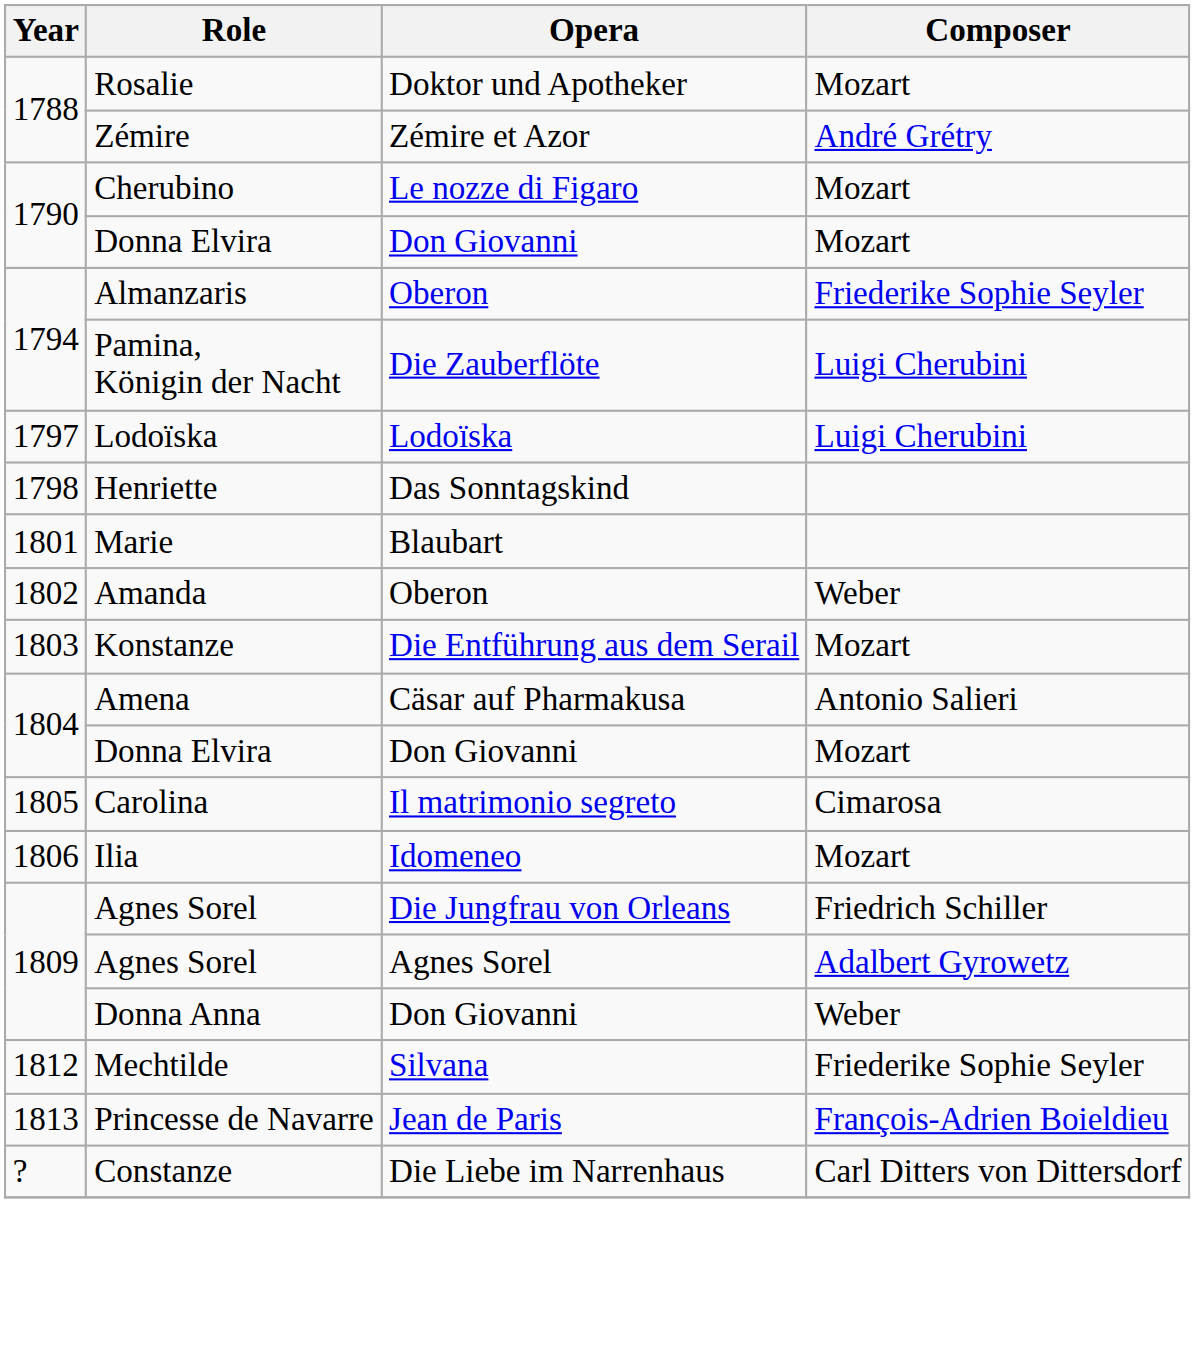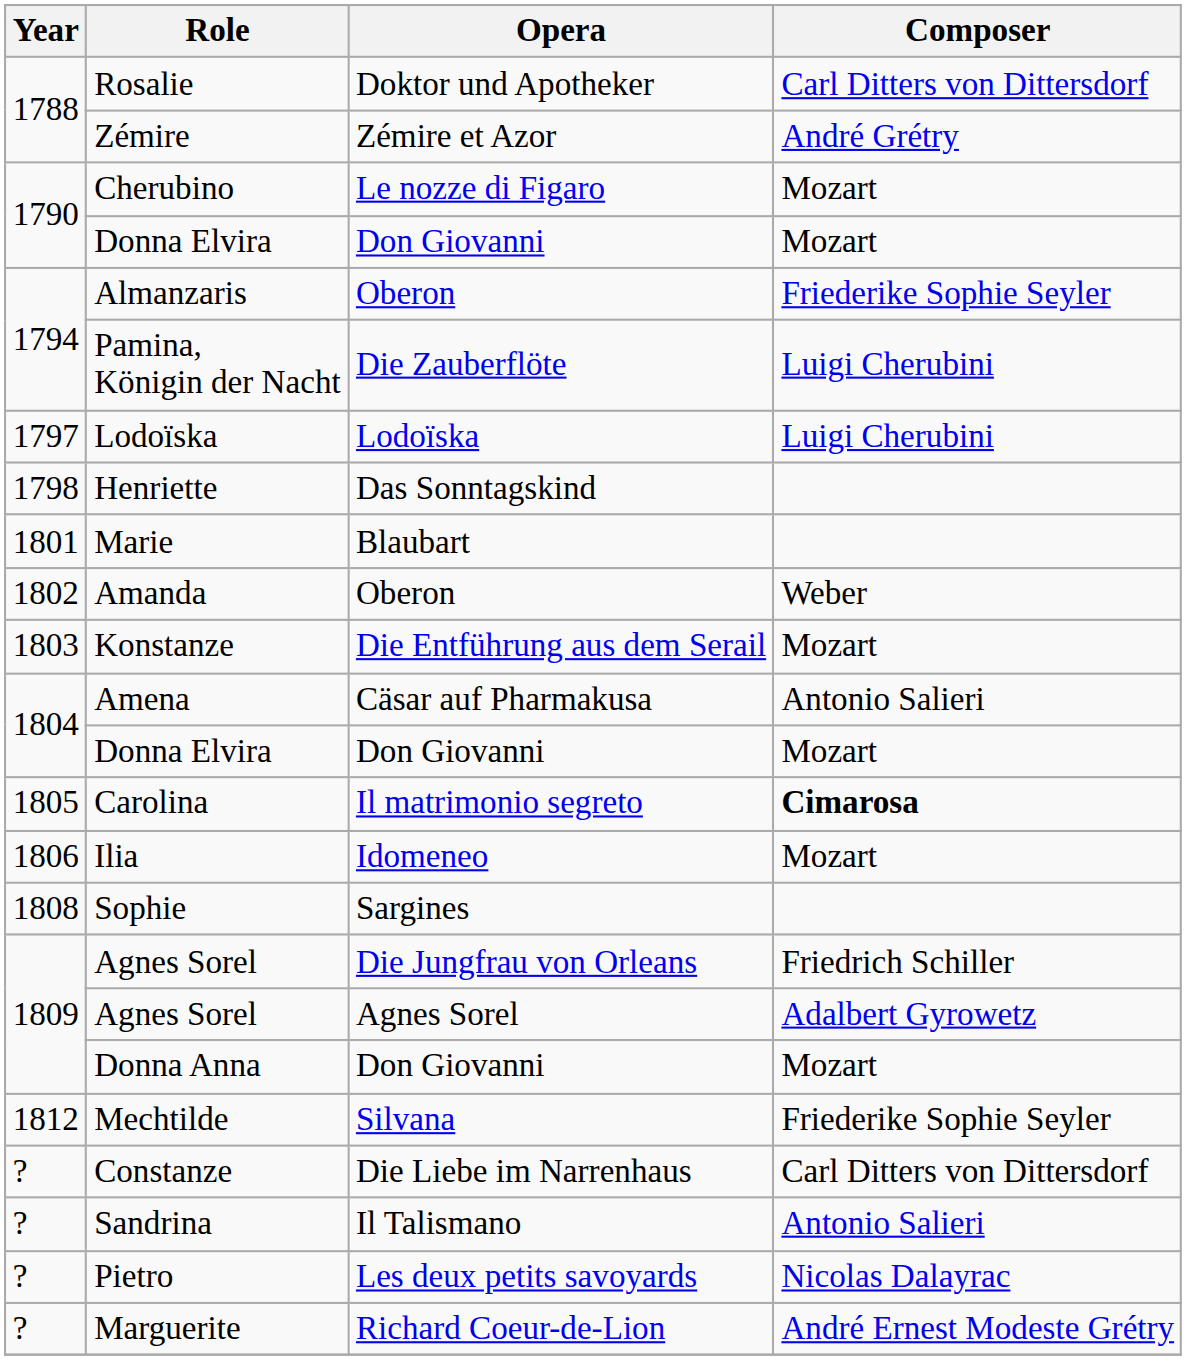(862, 83) Mozart -> (965, 83) Carl Ditters von Dittersdorf
(878, 803) normal -> (850, 803) bold
+ row: (140, 908)
(857, 1013) Weber -> (829, 1066) Mozart
- row: (234, 1118)
+ row: (153, 1223)
+ row: (134, 1276)
+ row: (167, 1328)
